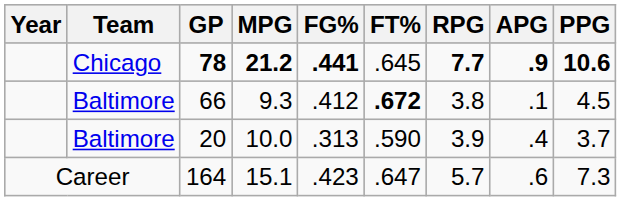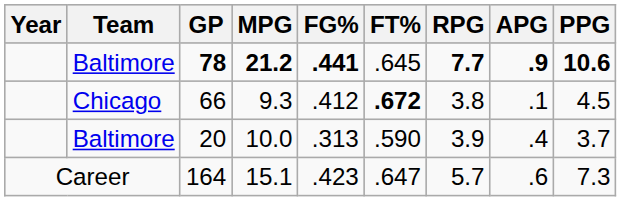(117, 62) Chicago -> (124, 62) Baltimore
(124, 101) Baltimore -> (117, 101) Chicago
